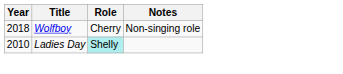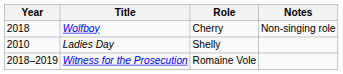(104, 45) paleturquoise background -> (206, 45) no background
+ row: (125, 61)
